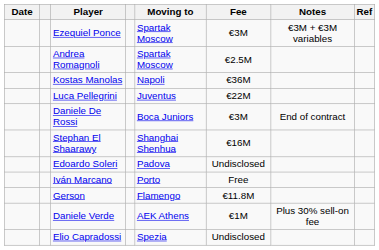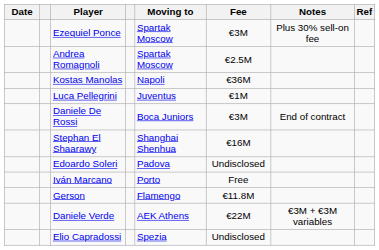(313, 33) €3M + €3M variables -> (313, 33) Plus 30% sell-on fee
(238, 96) €22M -> (238, 96) €1M
(238, 216) €1M -> (238, 216) €22M
(313, 216) Plus 30% sell-on fee -> (313, 216) €3M + €3M variables
